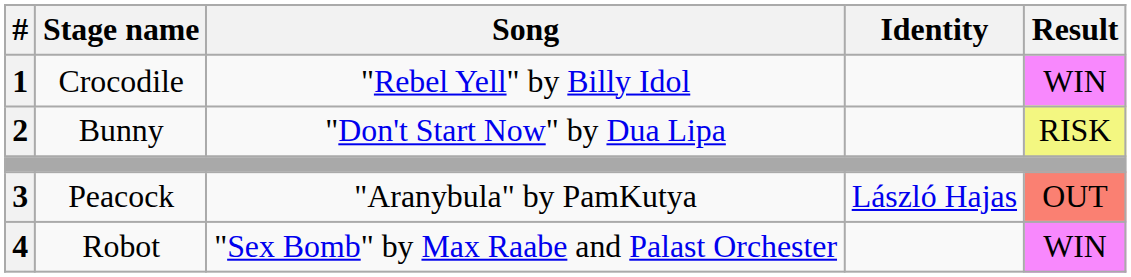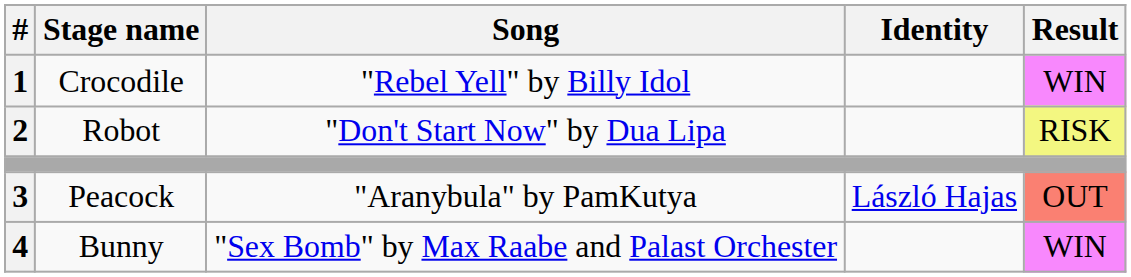(121, 130) Bunny -> (121, 130) Robot
(121, 246) Robot -> (121, 246) Bunny
